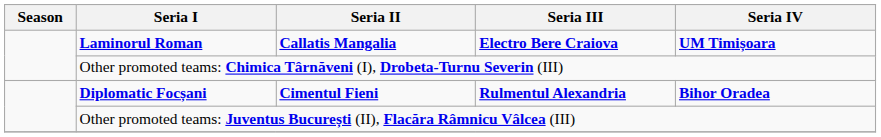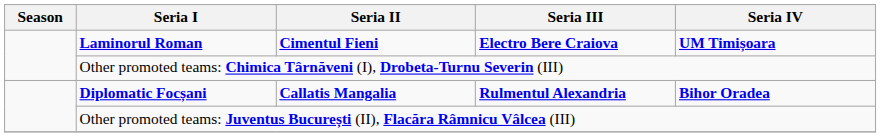(338, 43) Callatis Mangalia -> (329, 43) Cimentul Fieni
(329, 93) Cimentul Fieni -> (338, 93) Callatis Mangalia
